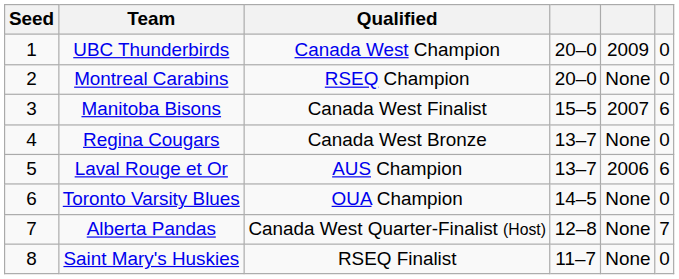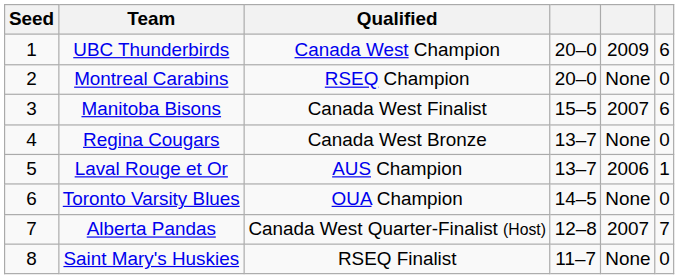(664, 49) 0 -> (664, 49) 6
(664, 169) 6 -> (664, 169) 1
(628, 229) None -> (628, 229) 2007
